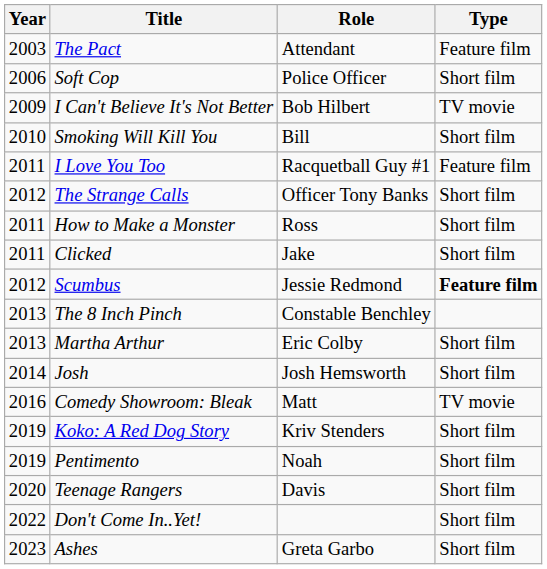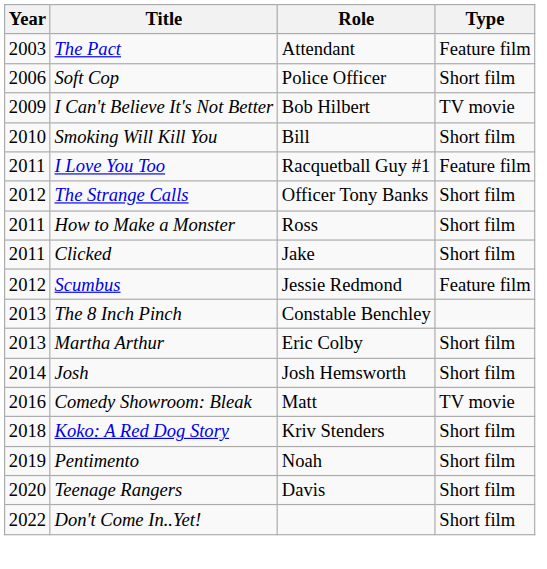(488, 284) bold -> (485, 284) normal
(27, 431) 2019 -> (27, 431) 2018
- row: (76, 549)
